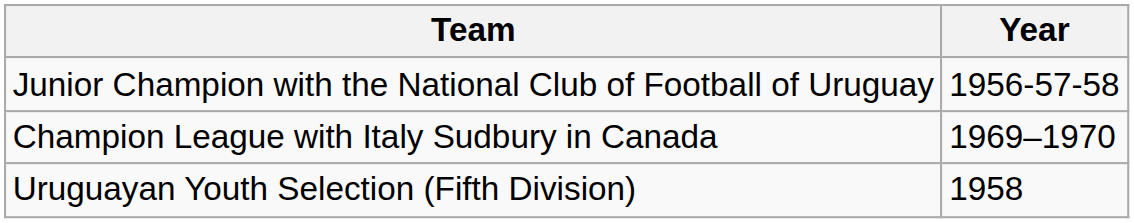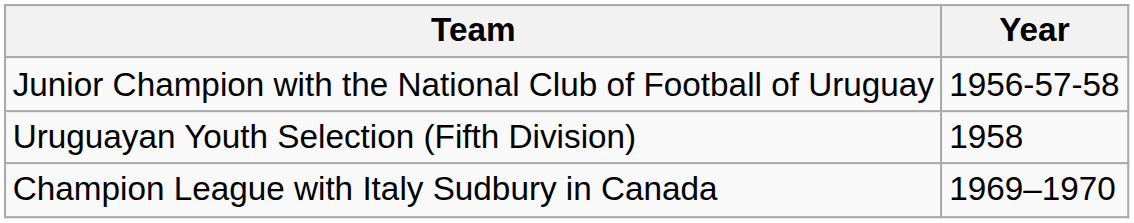rows swapped: (324, 189) <-> (365, 136)
